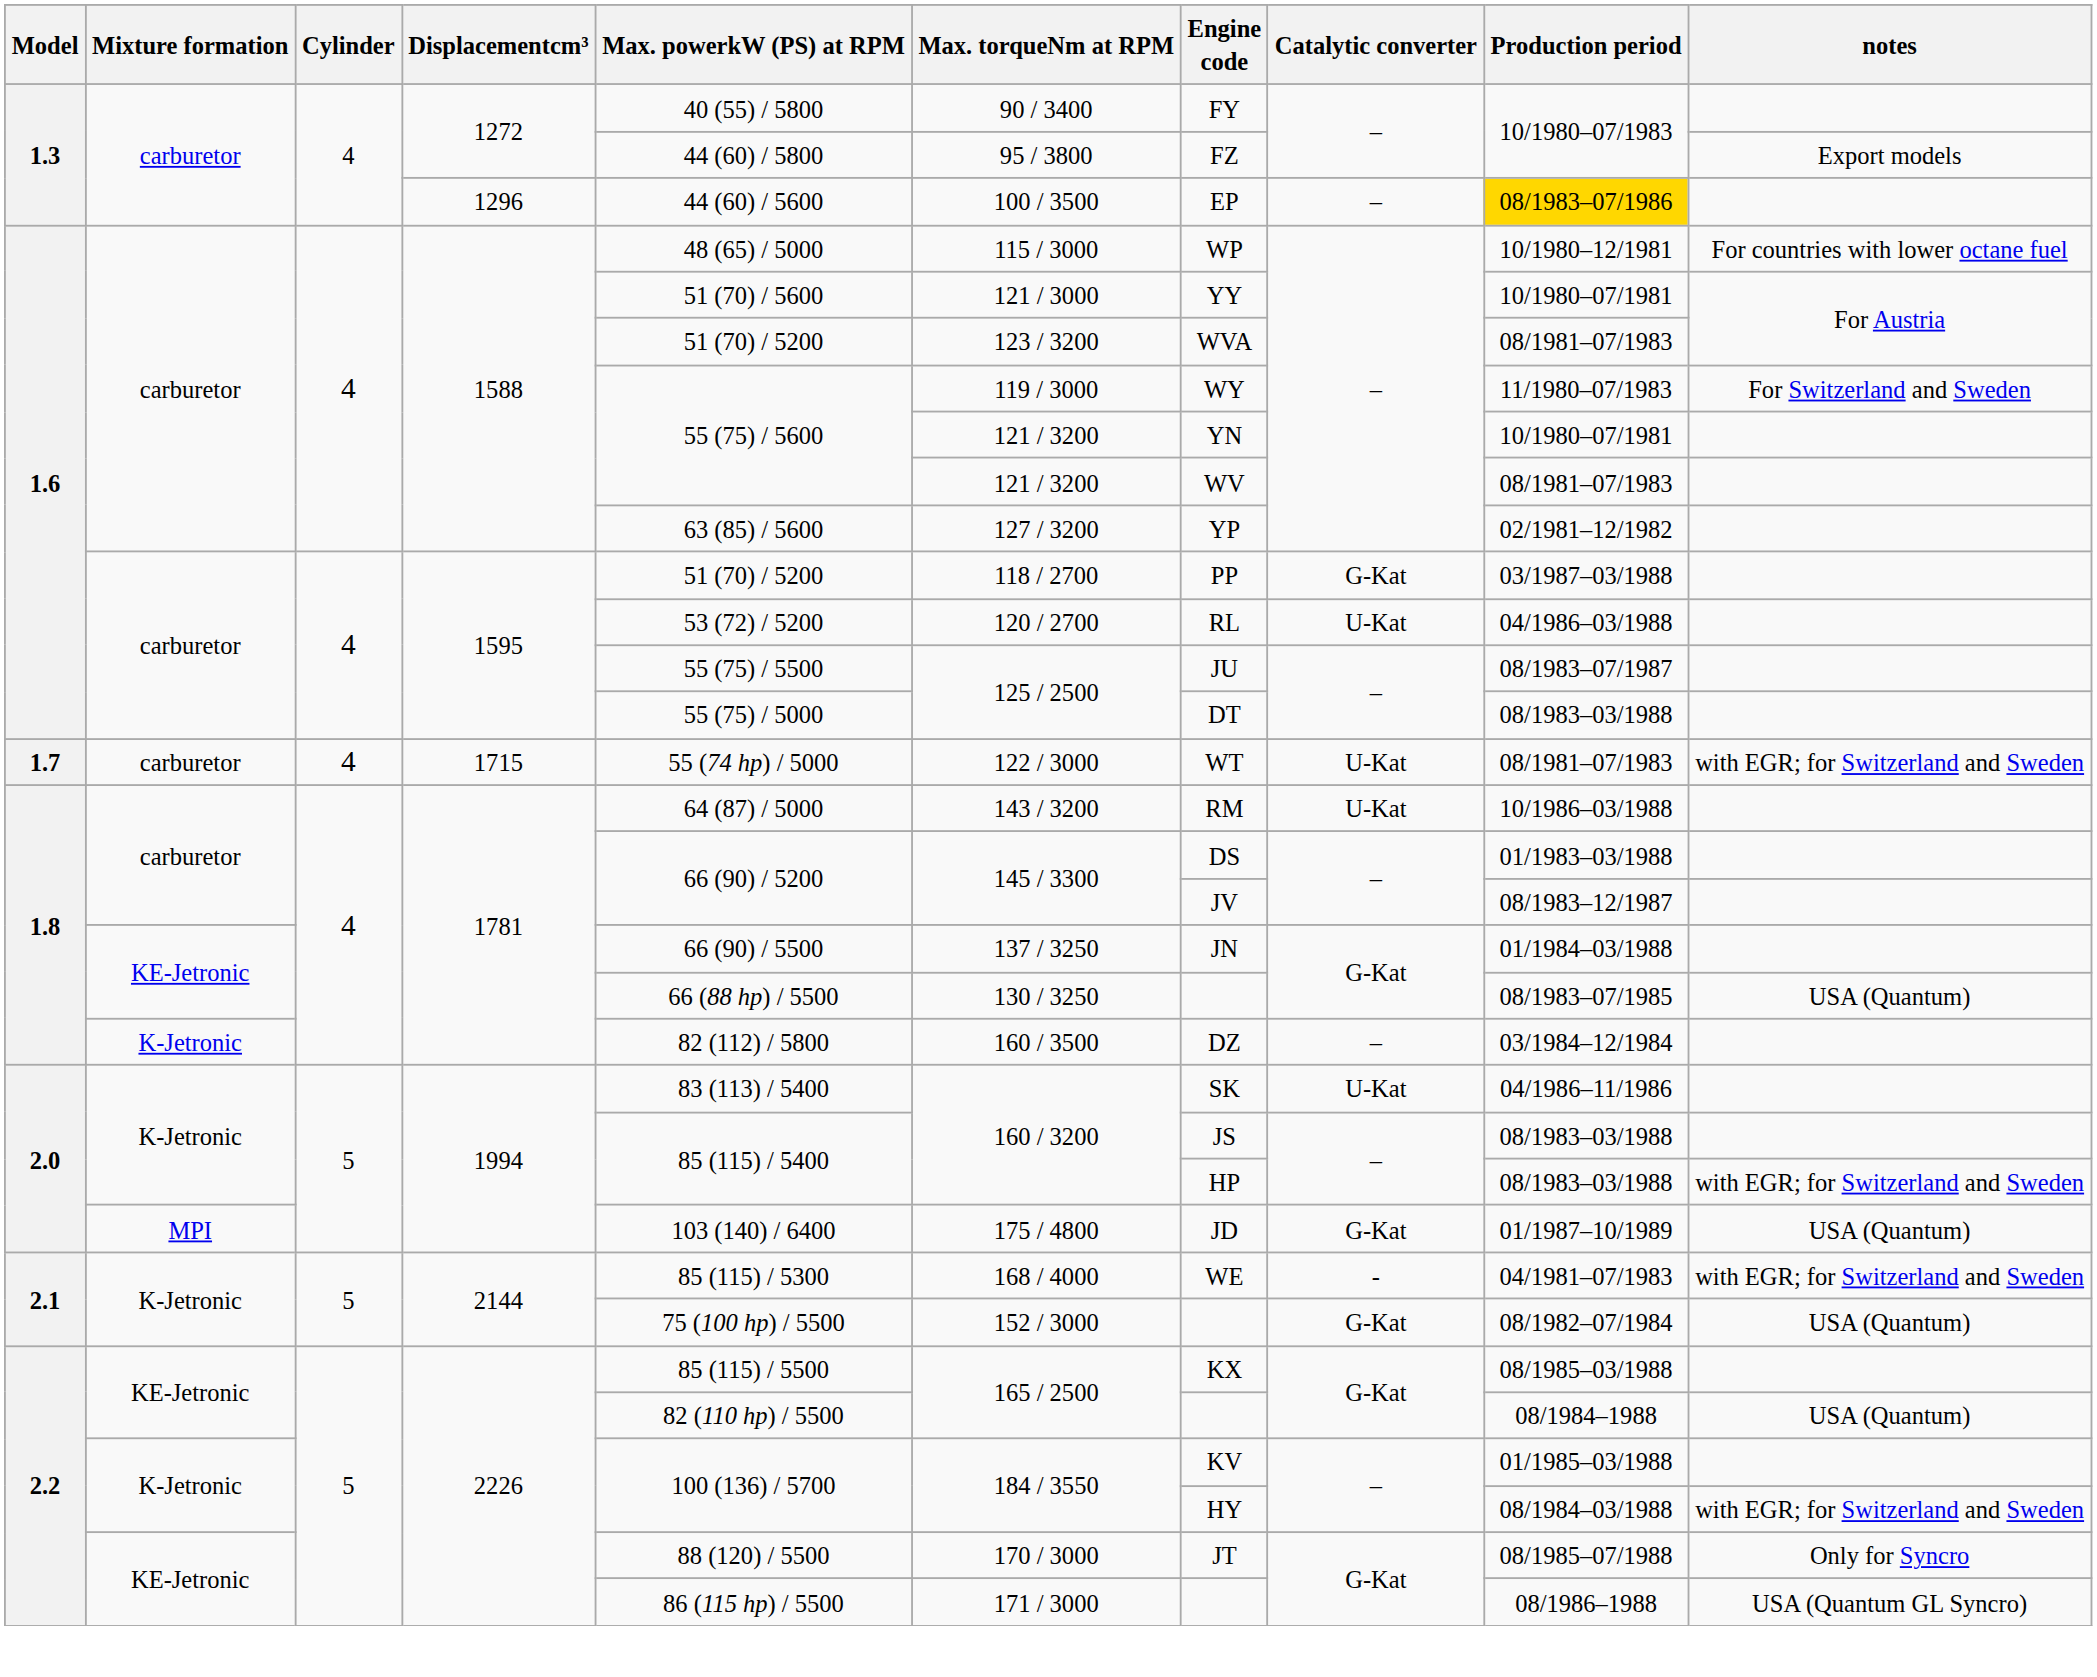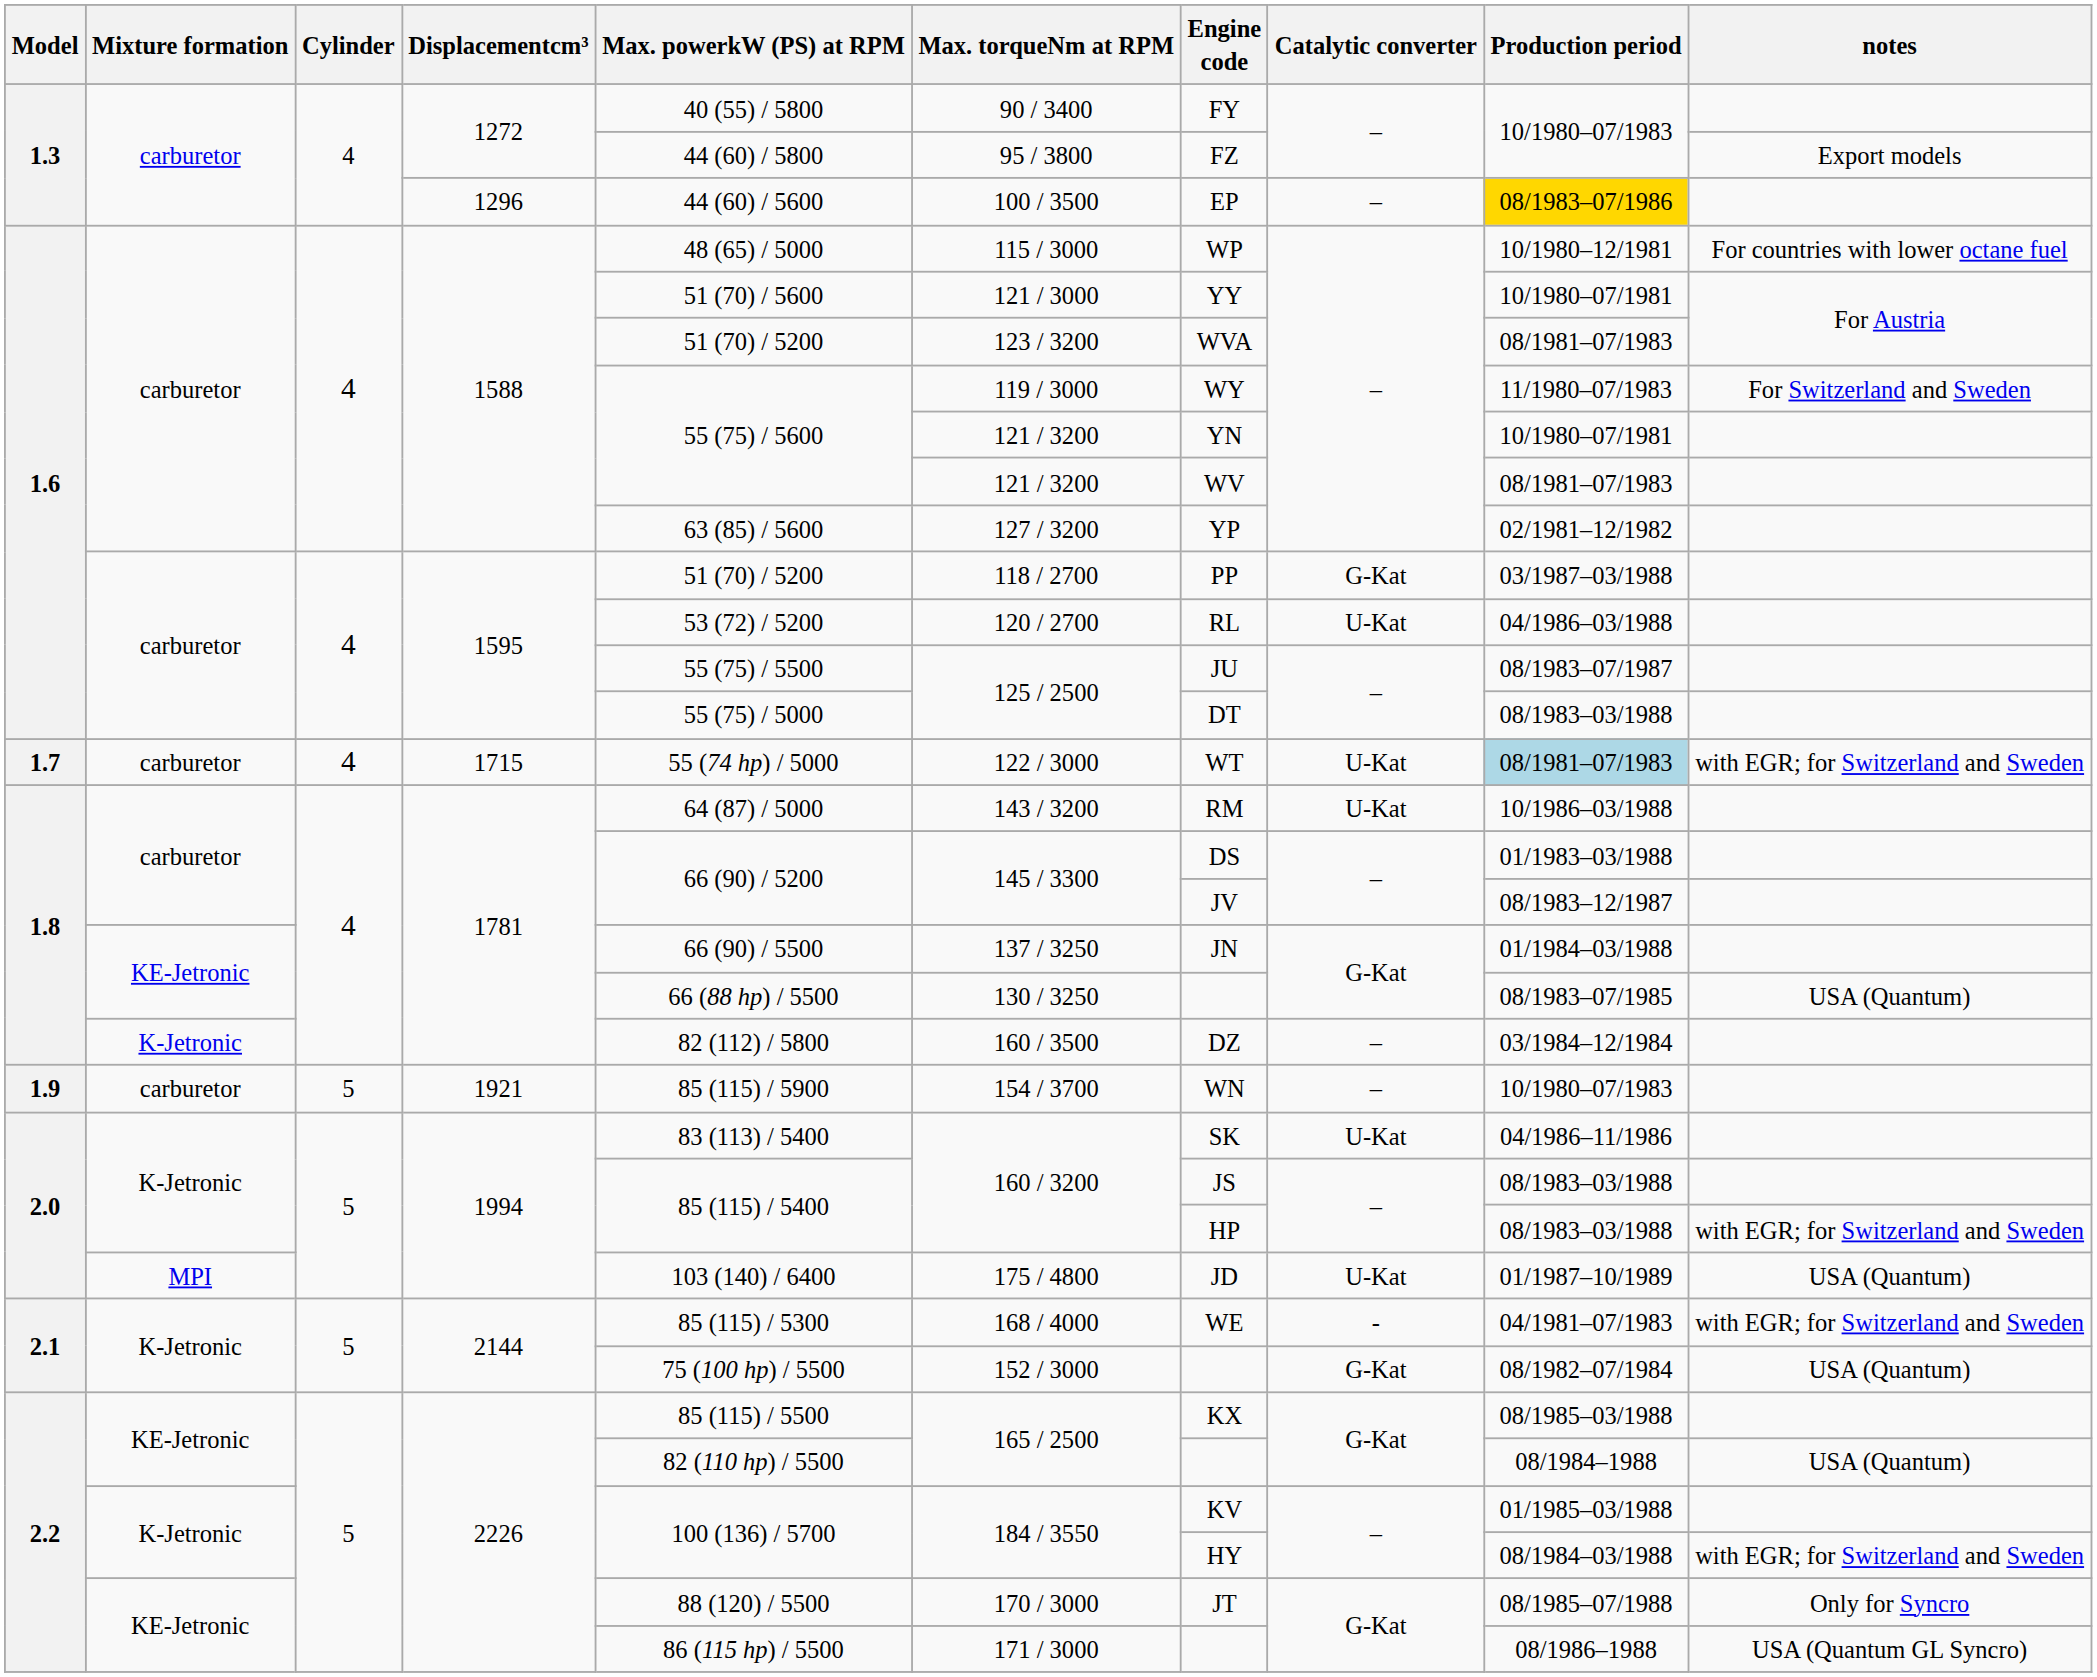(1586, 763) no background -> (1586, 763) lightblue background
+ row: (190, 1089)
(1376, 1230) G-Kat -> (1376, 1276) U-Kat
